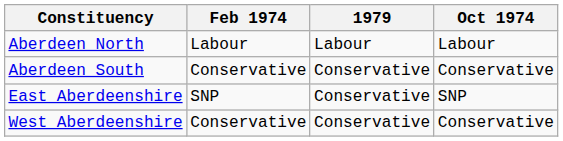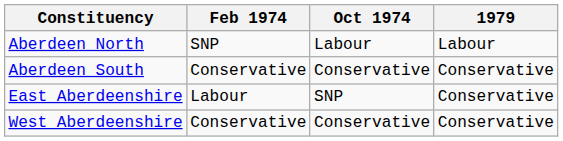columns swapped: (496, 18) <-> (372, 18)
(219, 44) Labour -> (205, 44) SNP
(205, 97) SNP -> (219, 97) Labour
